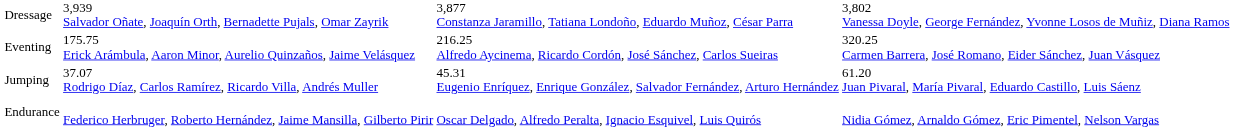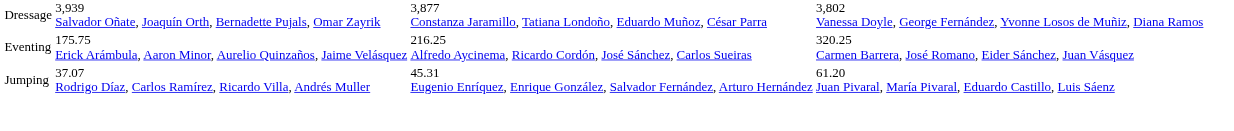- row: (32, 112)
